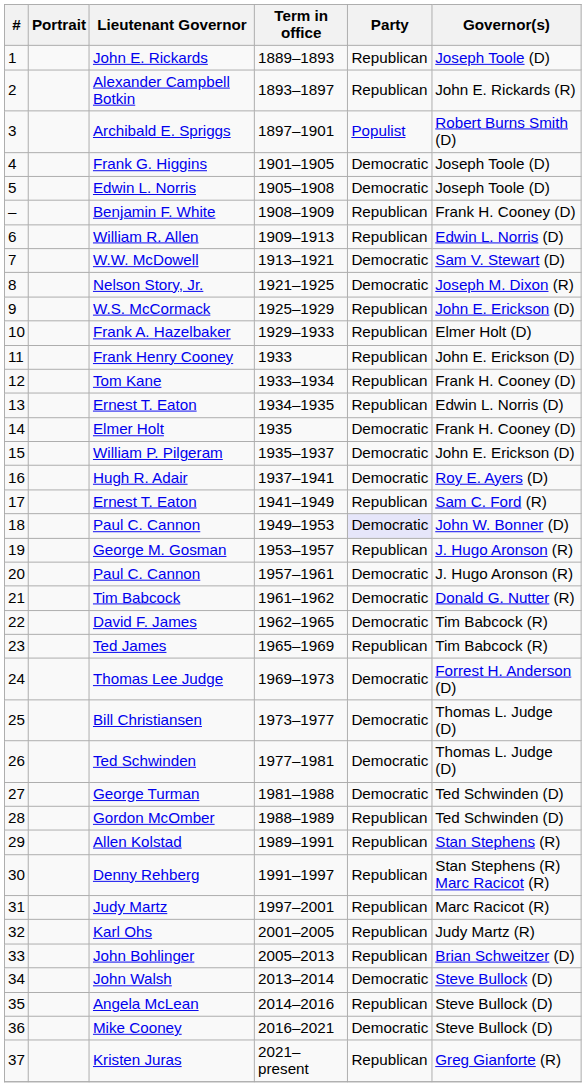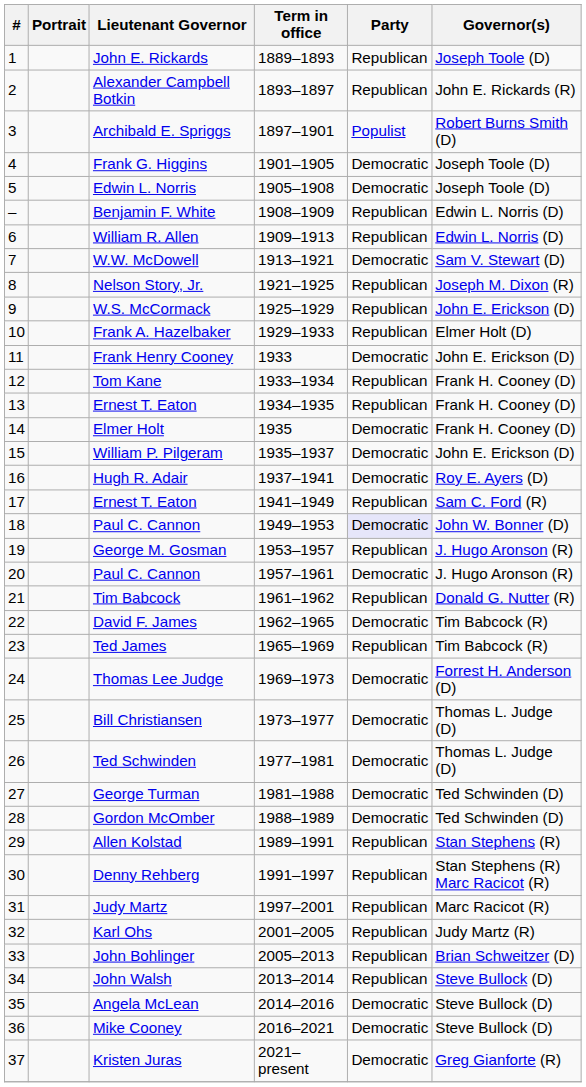(505, 212) Frank H. Cooney (D) -> (499, 212) Edwin L. Norris (D)
(390, 284) Democratic -> (389, 284) Republican
(389, 357) Republican -> (390, 357) Democratic
(499, 405) Edwin L. Norris (D) -> (505, 405) Frank H. Cooney (D)
(390, 598) Democratic -> (389, 598) Republican
(389, 818) Republican -> (390, 818) Democratic
(390, 979) Democratic -> (389, 979) Republican
(389, 1004) Republican -> (390, 1004) Democratic
(389, 1060) Republican -> (390, 1060) Democratic
